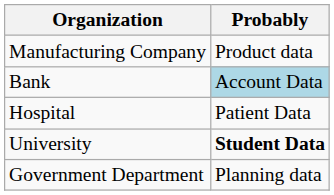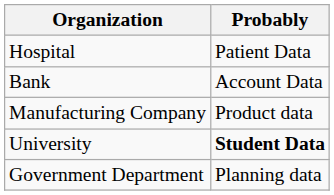rows swapped: (107, 50) <-> (42, 112)
(269, 81) lightblue background -> (269, 81) no background
